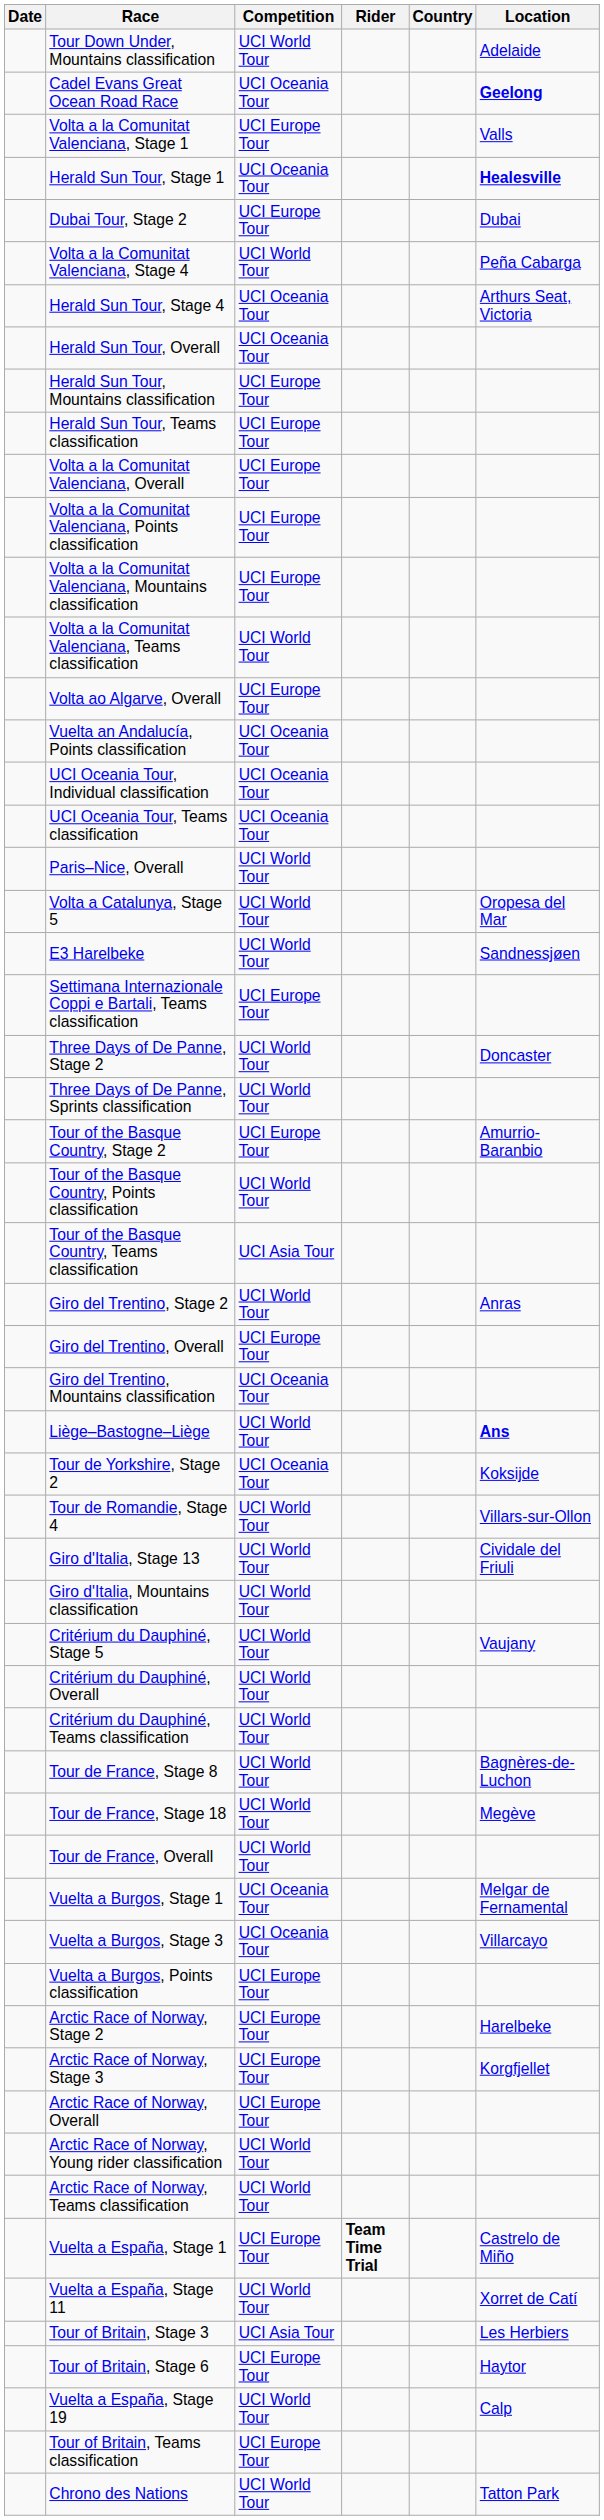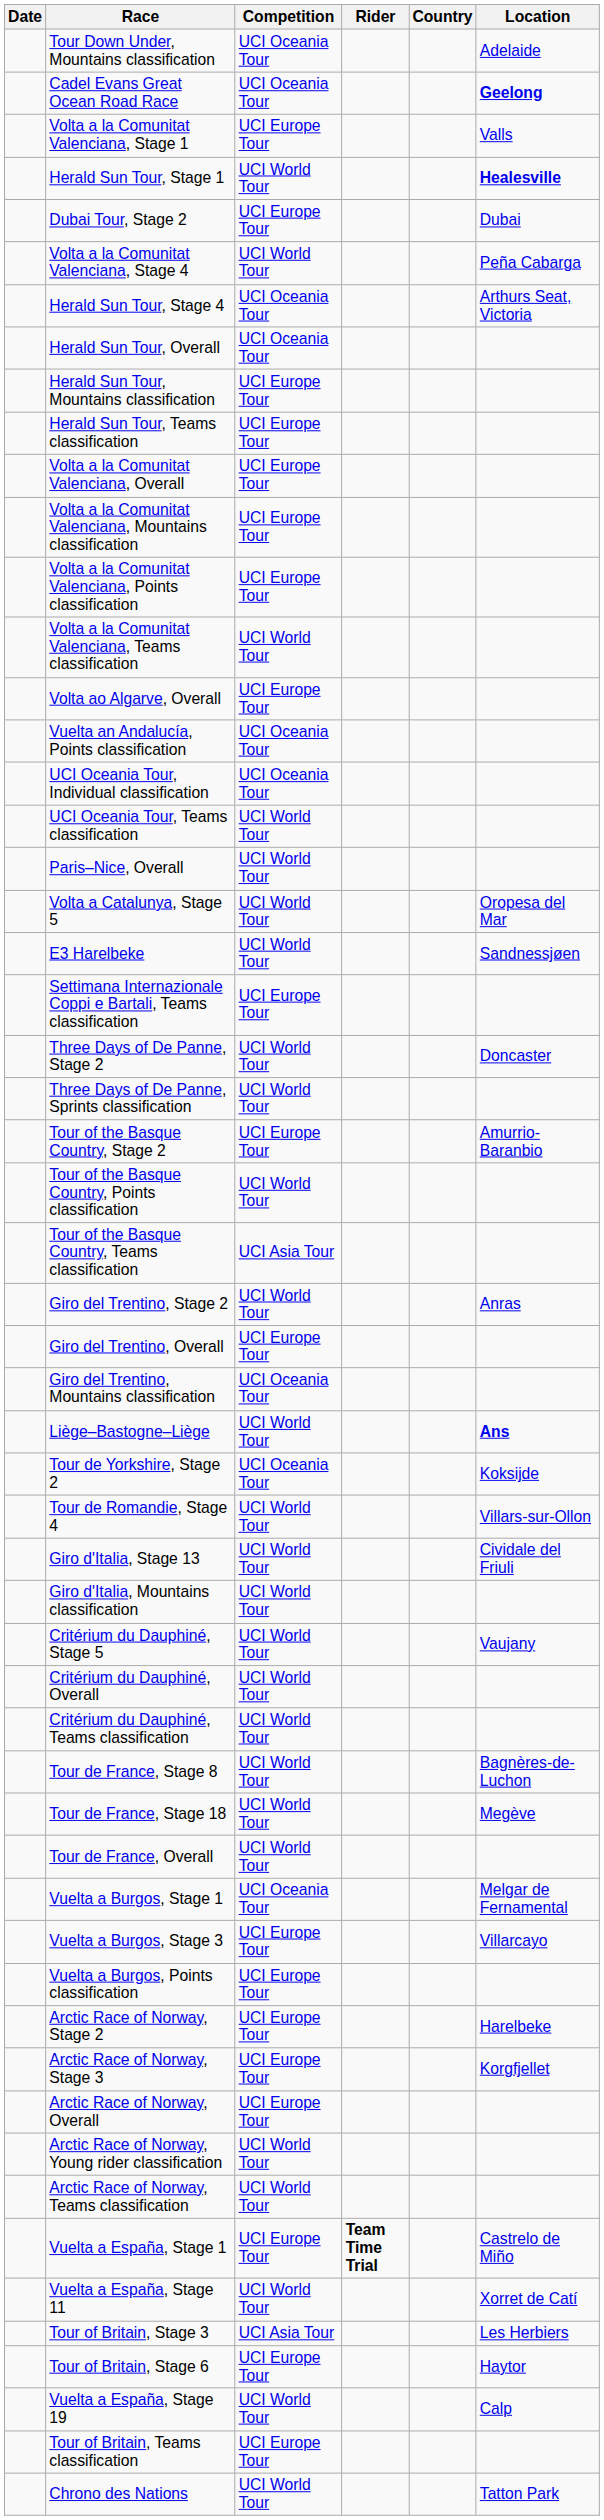(275, 50) UCI World Tour -> (284, 50) UCI Oceania Tour
(284, 178) UCI Oceania Tour -> (275, 178) UCI World Tour
rows swapped: (119, 527) <-> (128, 587)
(284, 826) UCI Oceania Tour -> (275, 826) UCI World Tour
(284, 1941) UCI Oceania Tour -> (280, 1941) UCI Europe Tour
